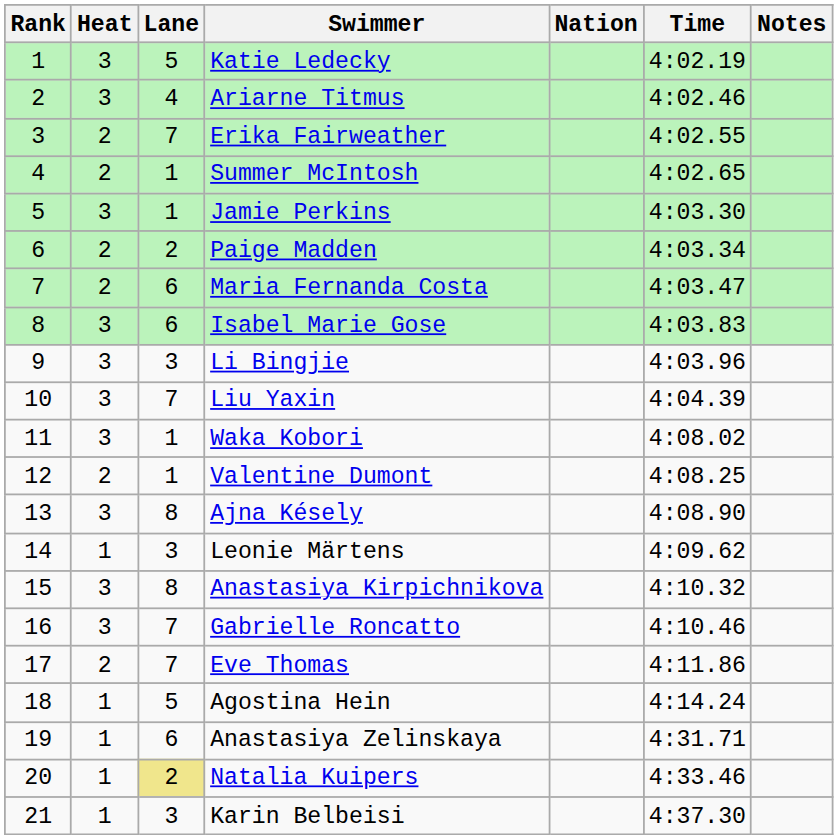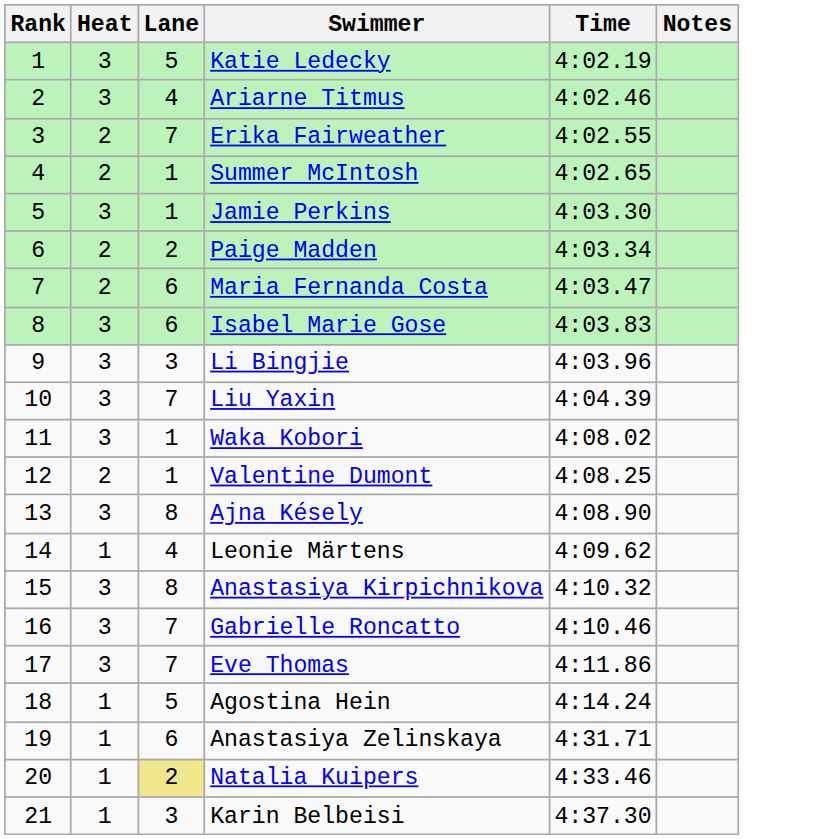- column: (596, 24)
(171, 552) 3 -> (171, 552) 4
(105, 665) 2 -> (105, 665) 3
